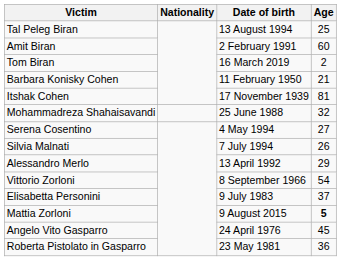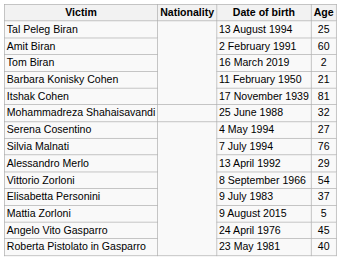(324, 146) 26 -> (324, 146) 76
(324, 213) bold -> (324, 213) normal
(324, 247) 36 -> (324, 247) 40
